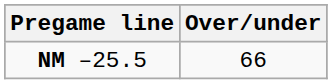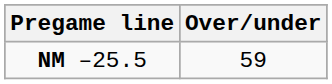(253, 60) 66 -> (253, 60) 59
